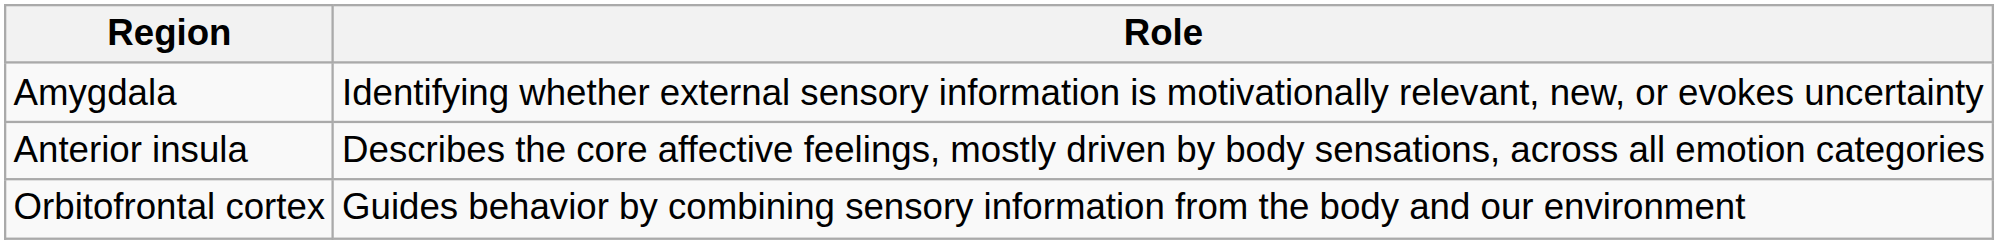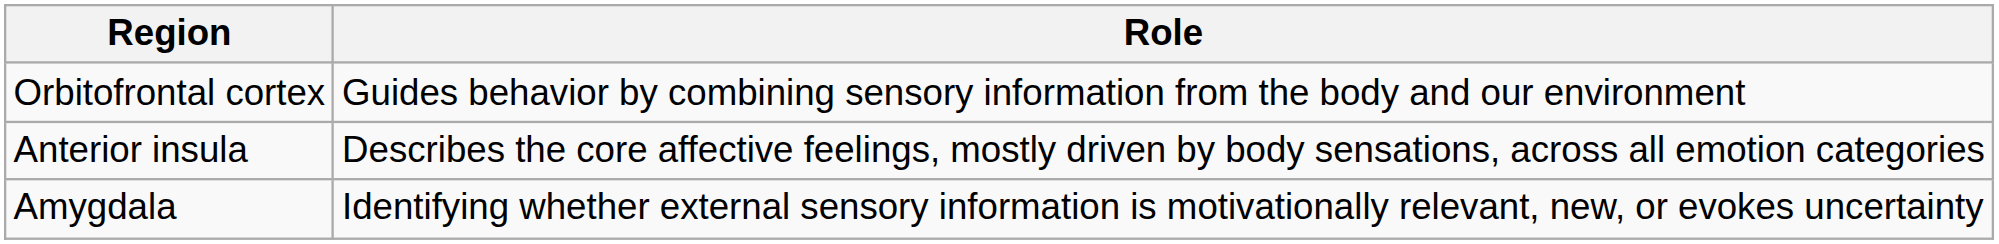rows swapped: (95, 91) <-> (169, 207)
